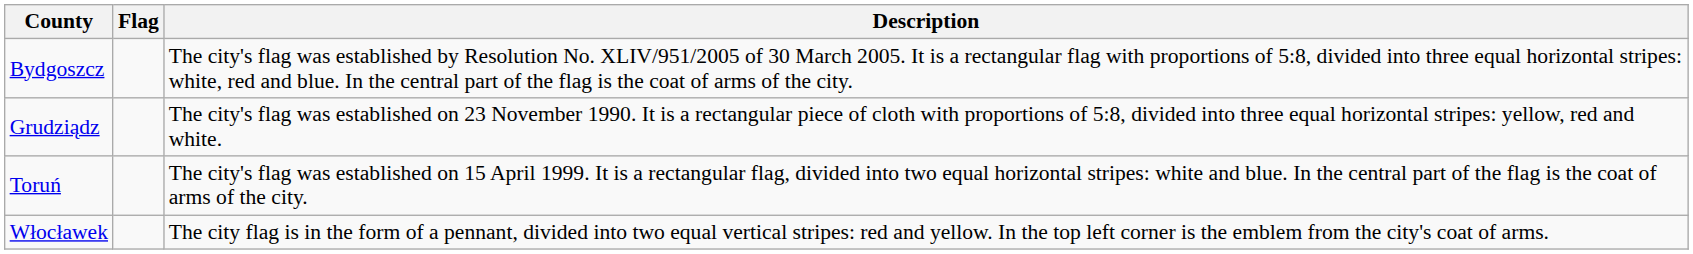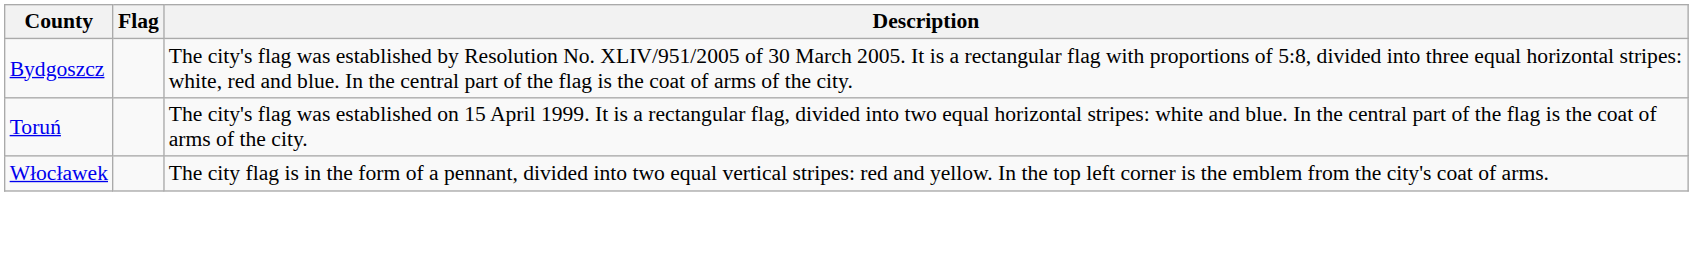- row: (55, 126)
